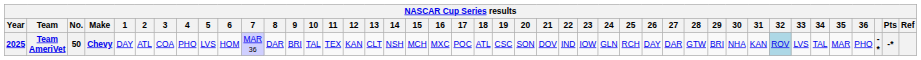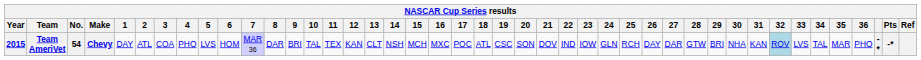(16, 44) 2025 -> (16, 44) 2015
(76, 44) 50 -> (76, 44) 54
